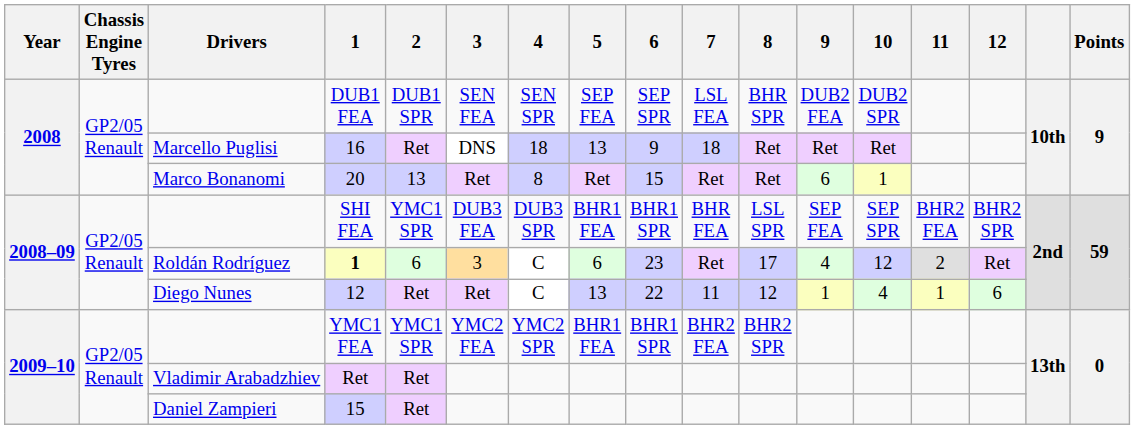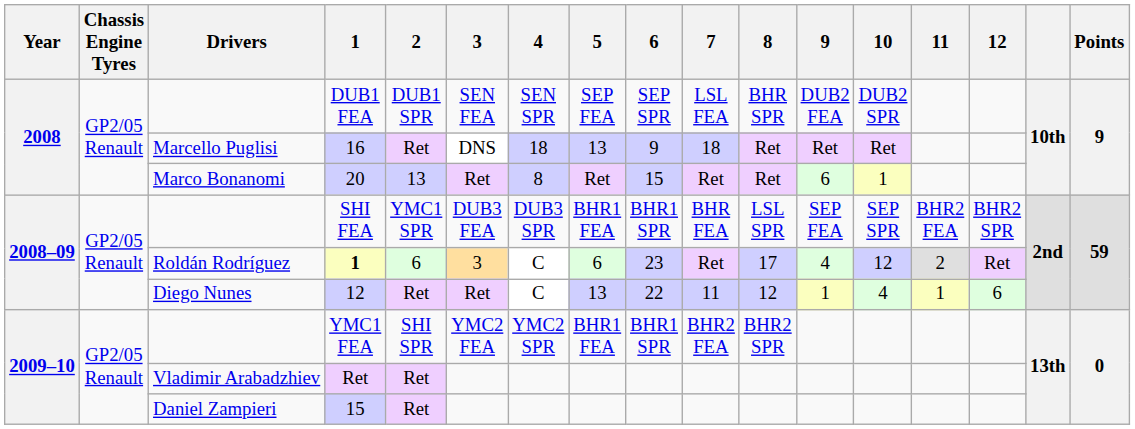(416, 335) YMC1 SPR -> (416, 335) SHI SPR
